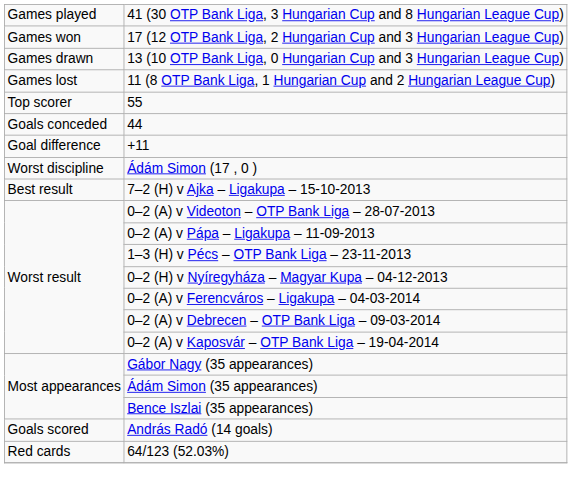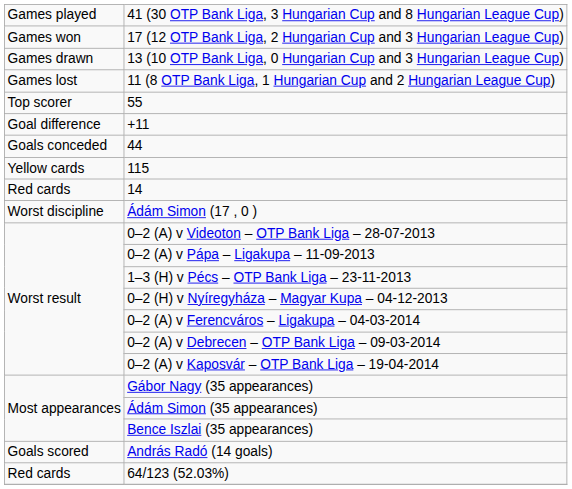rows swapped: (135, 124) <-> (138, 146)
+ row: (138, 168)
+ row: (135, 189)
- row: (249, 189)
